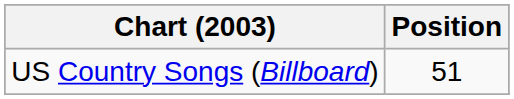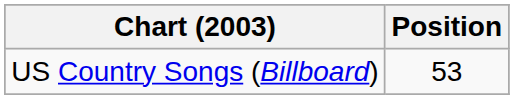(447, 71) 51 -> (447, 71) 53
